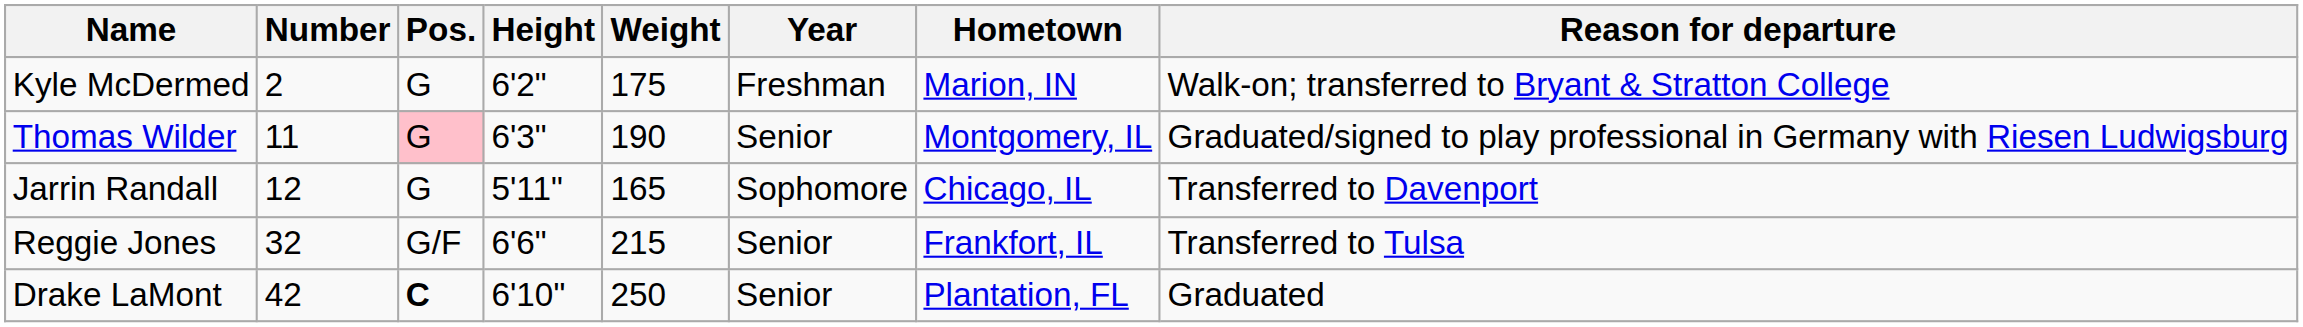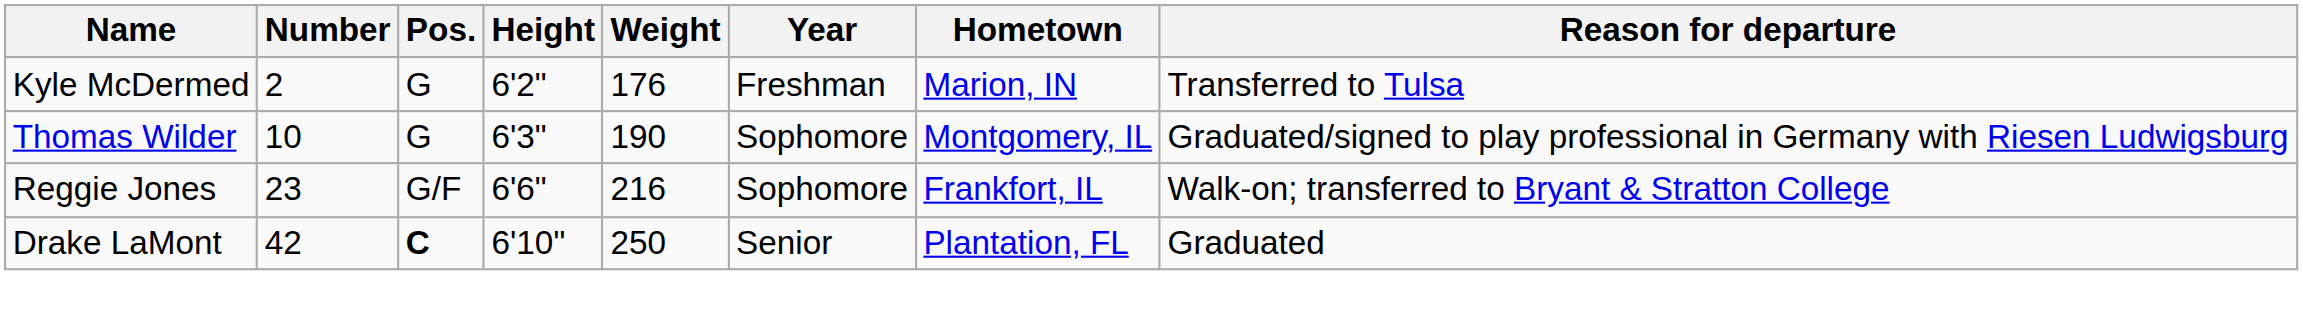(638, 83) 175 -> (638, 83) 176
(1529, 83) Walk-on; transferred to Bryant & Stratton College -> (1316, 83) Transferred to Tulsa
(282, 136) 11 -> (283, 136) 10
(419, 136) pink background -> (419, 136) no background
(784, 136) Senior -> (822, 136) Sophomore
- row: (115, 189)
(283, 242) 32 -> (283, 189) 23
(638, 242) 215 -> (638, 189) 216
(784, 242) Senior -> (822, 189) Sophomore
(1316, 242) Transferred to Tulsa -> (1529, 189) Walk-on; transferred to Bryant & Stratton College
